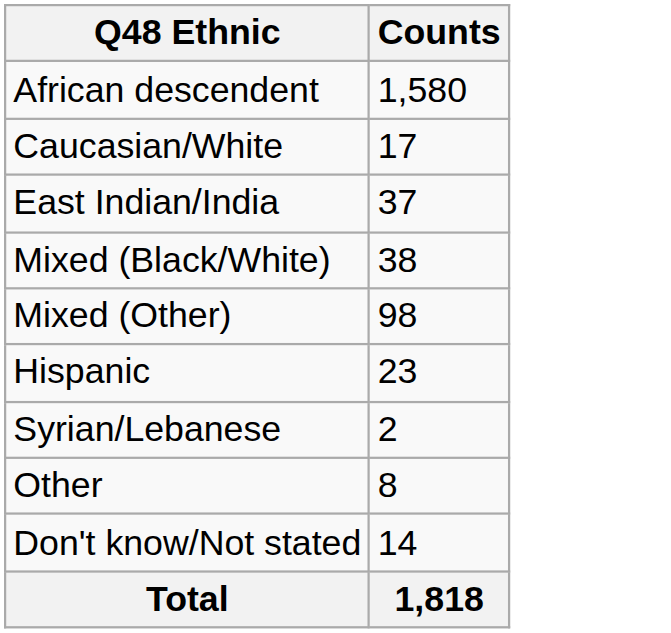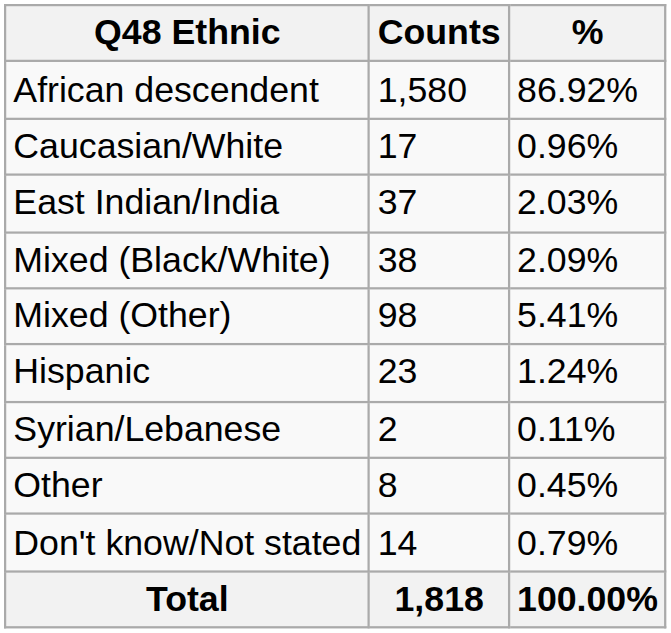+ column: (588, 32)
